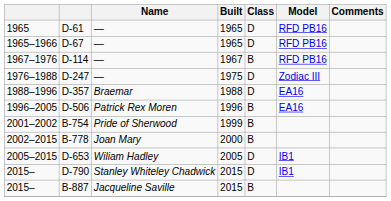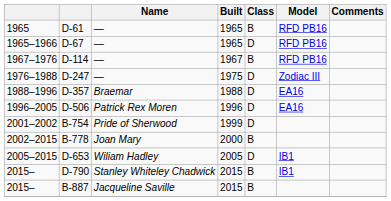(251, 28) D -> (250, 28) B
(250, 108) B -> (251, 108) D
(250, 124) B -> (251, 124) D
(251, 172) D -> (250, 172) B
